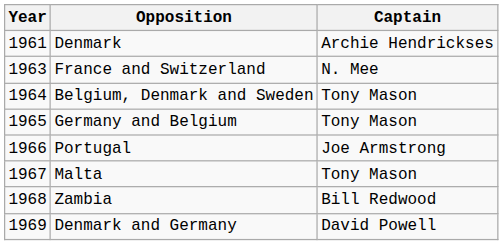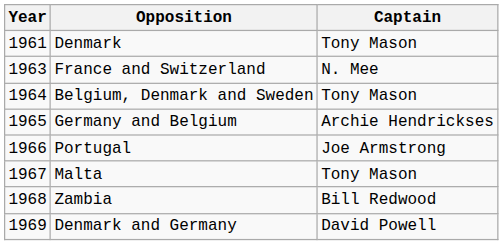(407, 44) Archie Hendrickses -> (369, 44) Tony Mason
(369, 122) Tony Mason -> (407, 122) Archie Hendrickses
